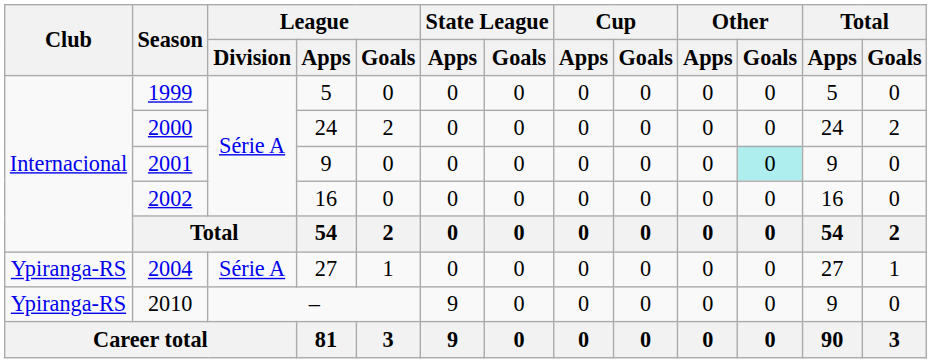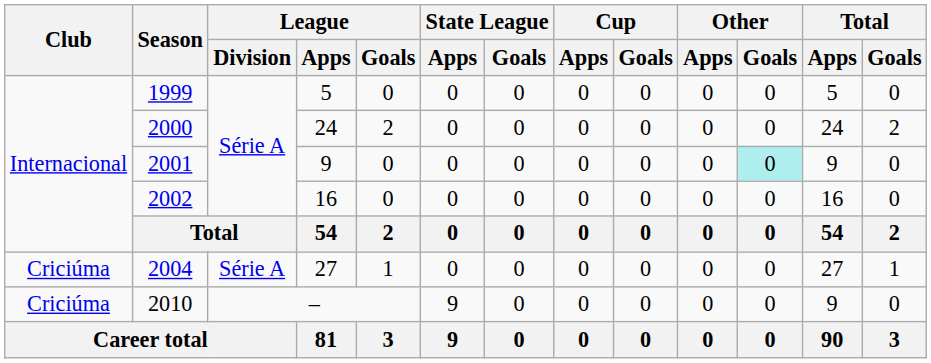(68, 269) Ypiranga-RS -> (68, 269) Criciúma
(68, 304) Ypiranga-RS -> (68, 304) Criciúma
